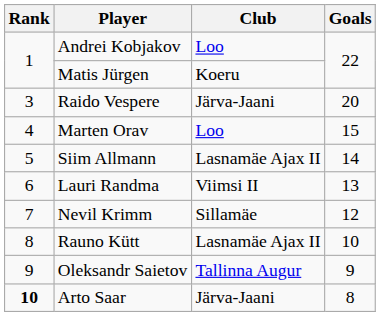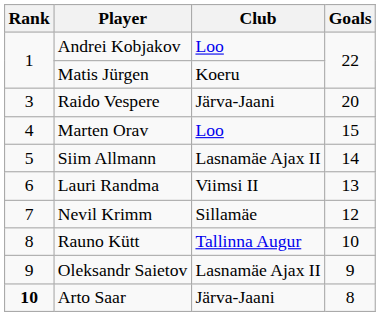(258, 241) Lasnamäe Ajax II -> (248, 241) Tallinna Augur
(248, 269) Tallinna Augur -> (258, 269) Lasnamäe Ajax II
